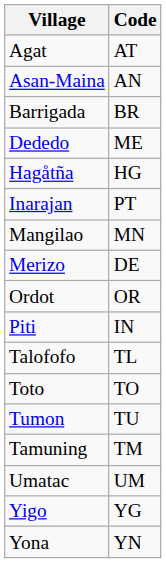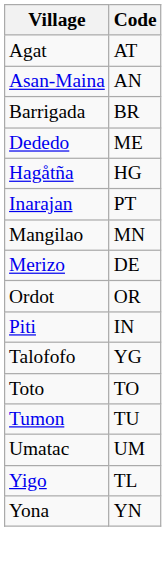(126, 357) TL -> (128, 357) YG
- row: (48, 449)
(128, 511) YG -> (126, 480) TL
